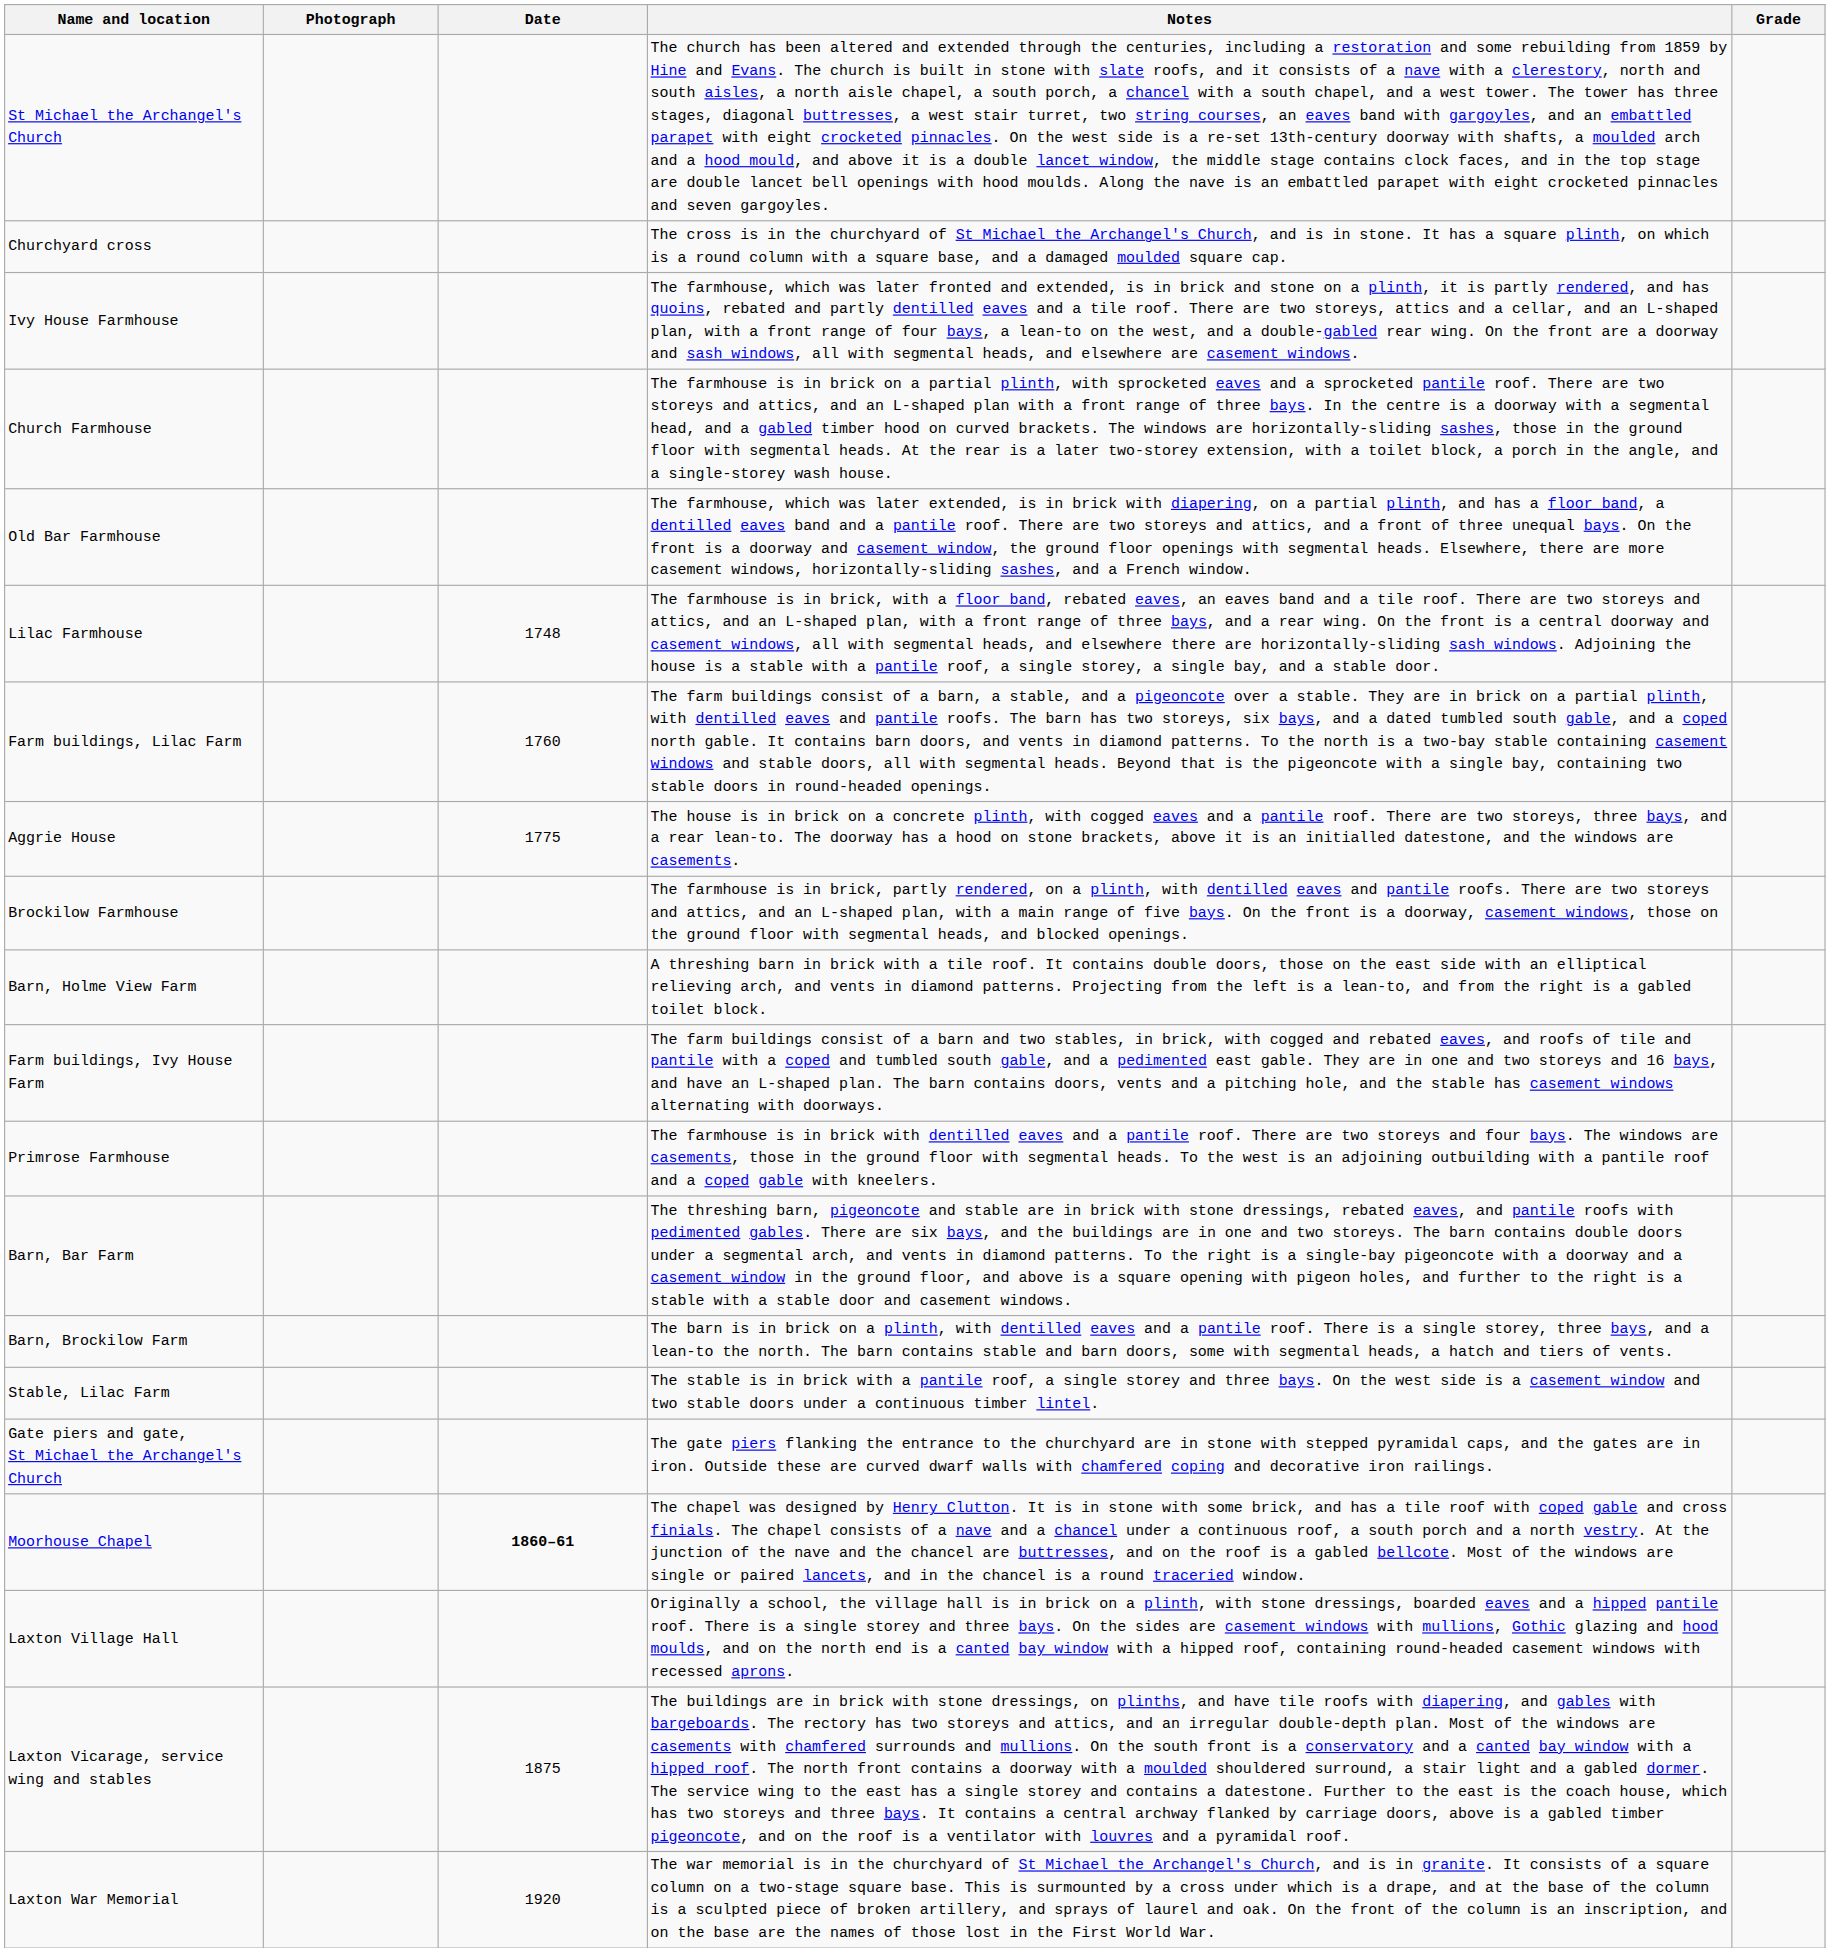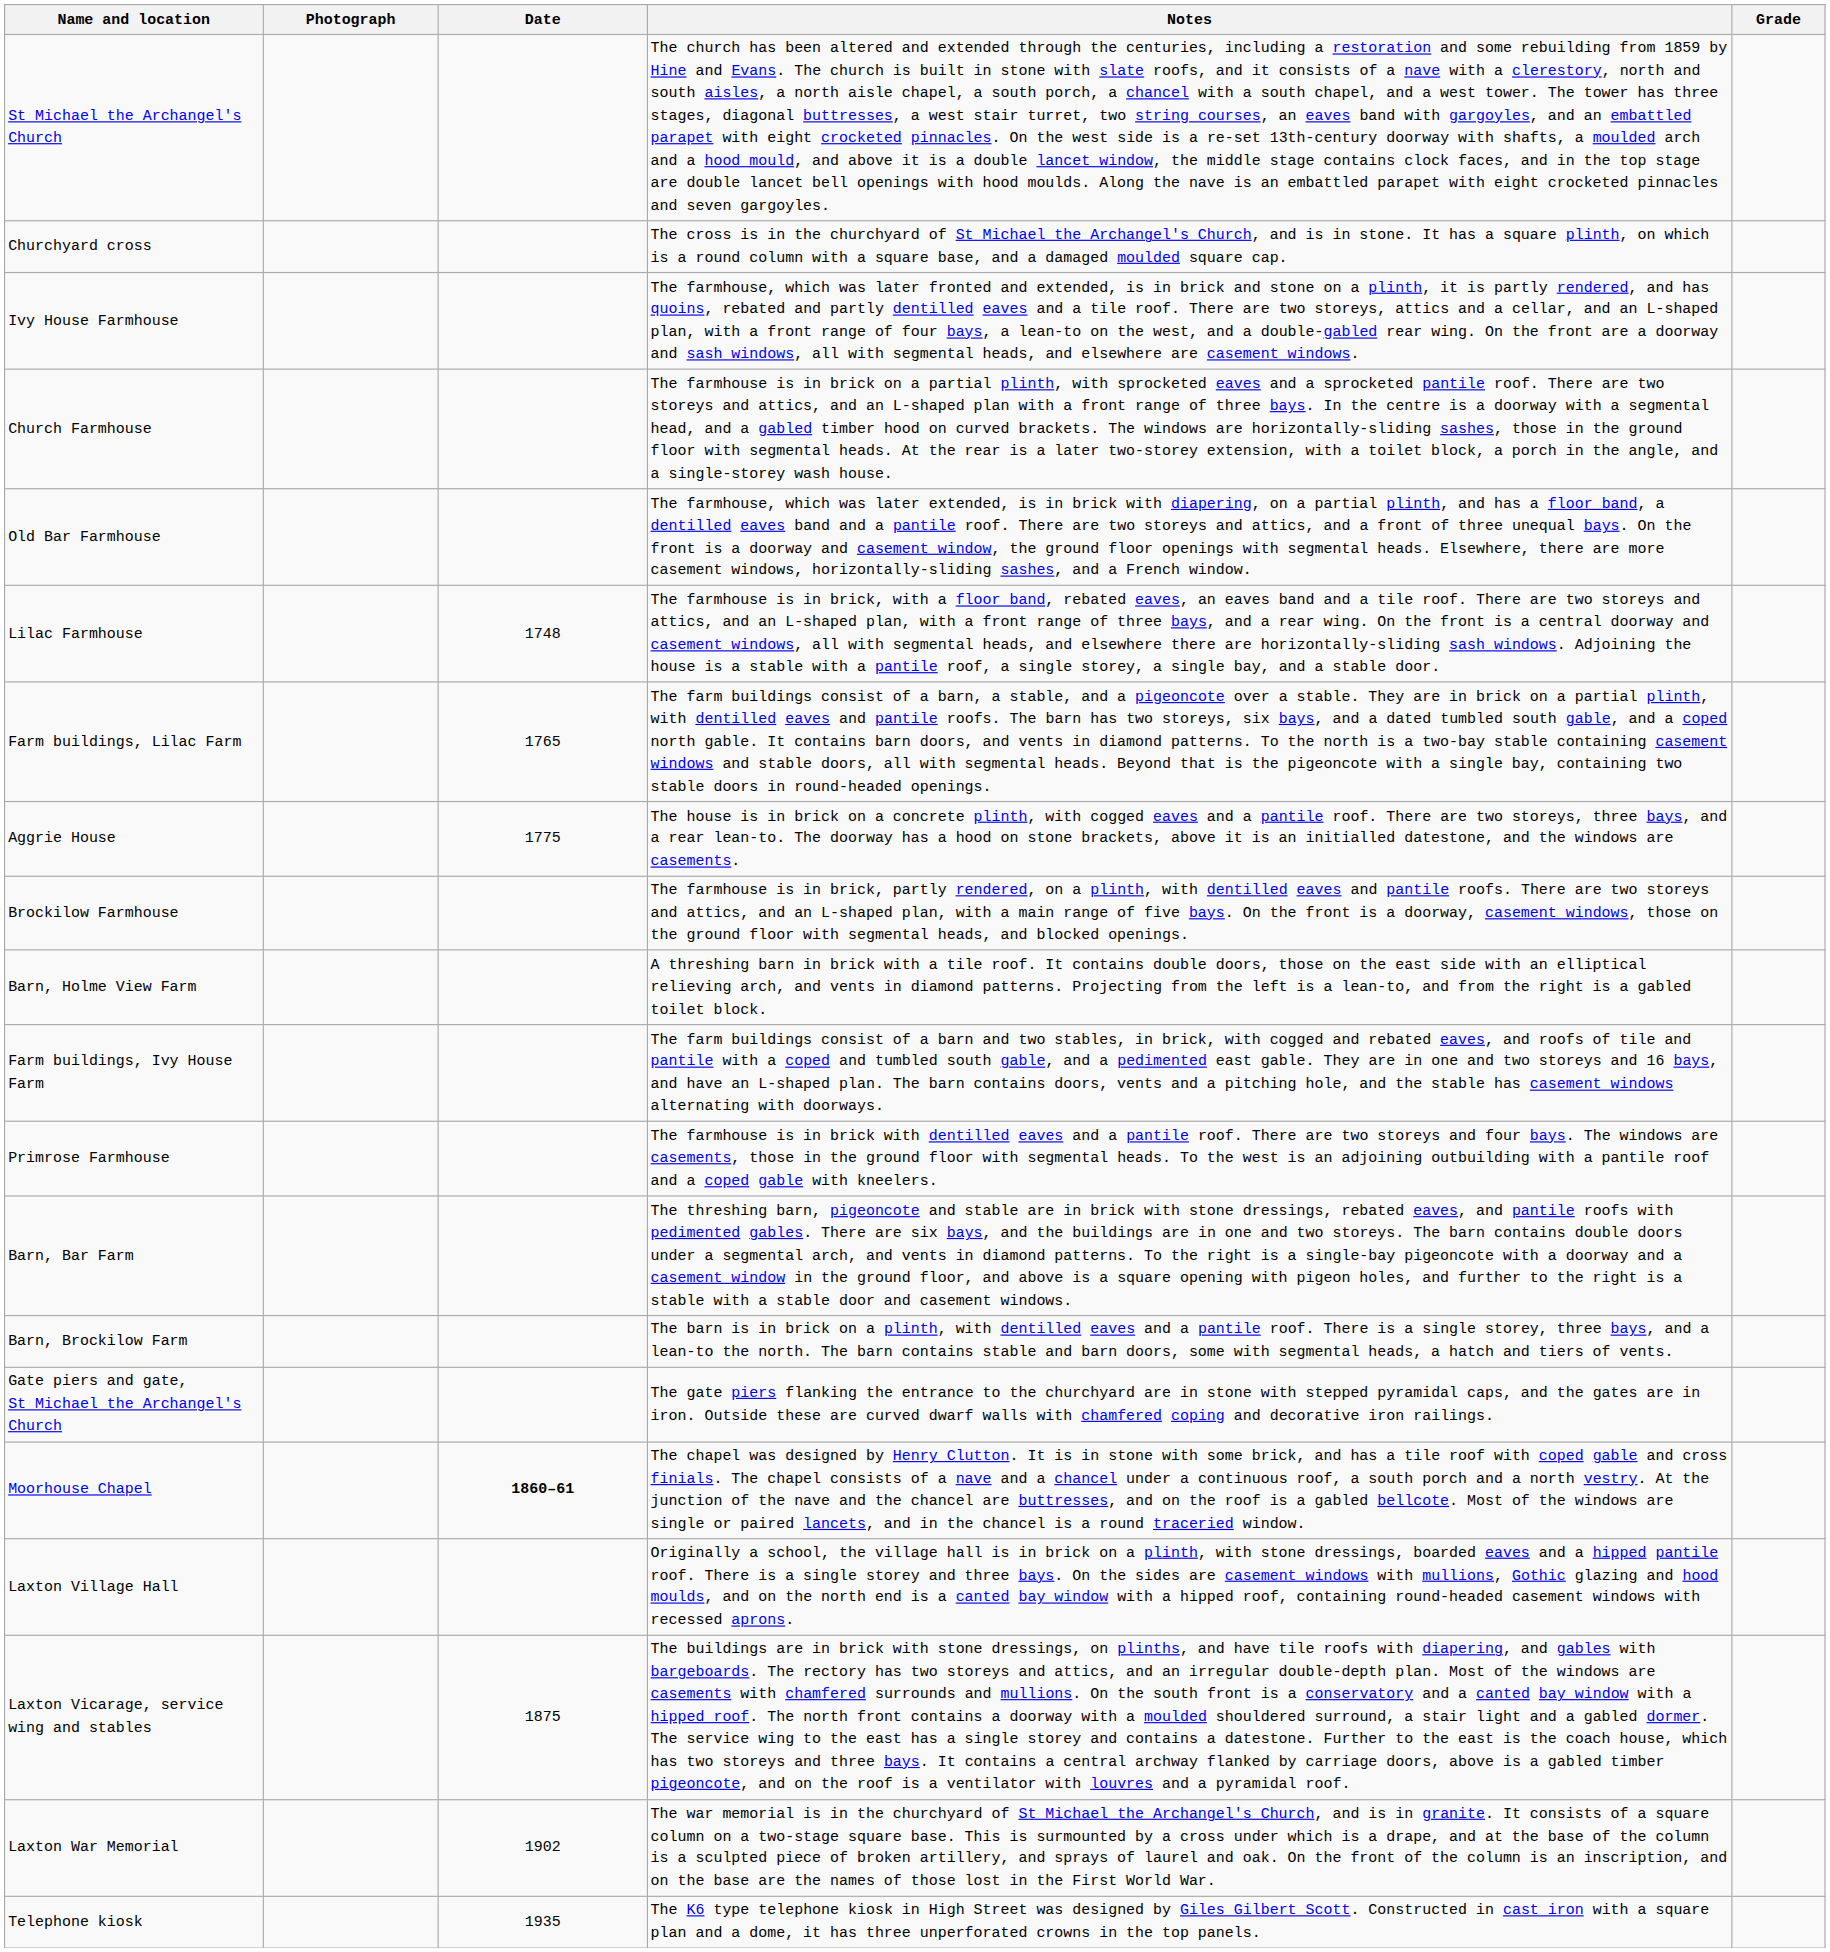(543, 742) 1760 -> (543, 742) 1765
- row: (89, 1393)
(543, 1899) 1920 -> (543, 1847) 1902
+ row: (75, 1922)
